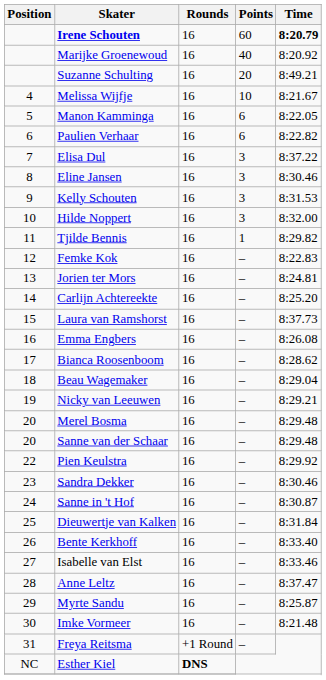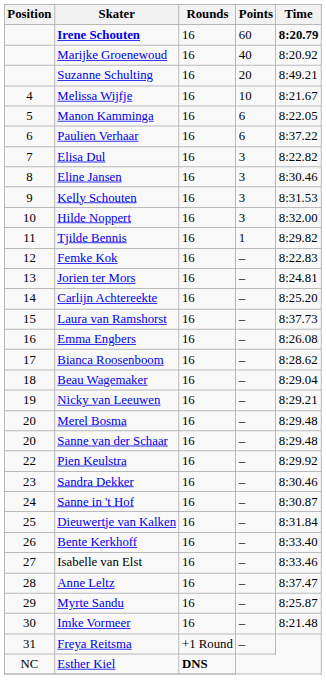(298, 136) 8:22.82 -> (298, 136) 8:37.22
(298, 156) 8:37.22 -> (298, 156) 8:22.82
